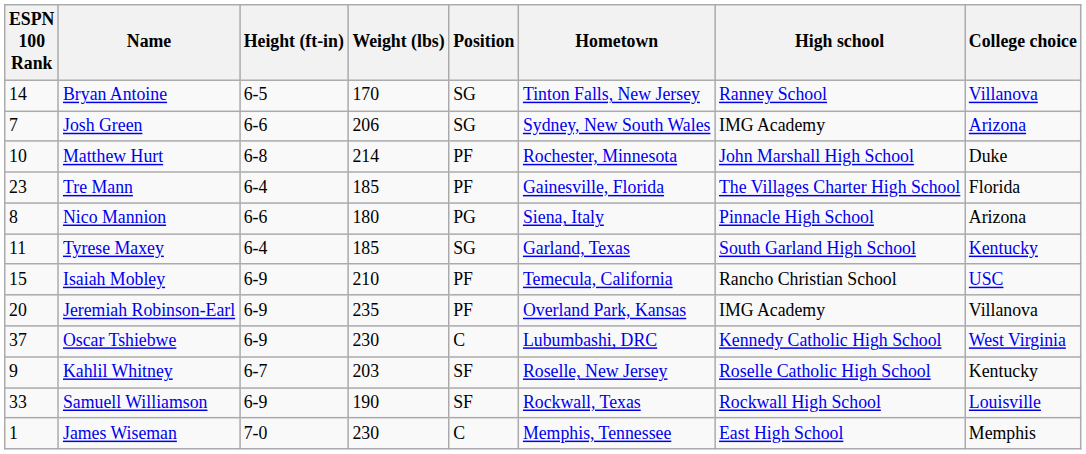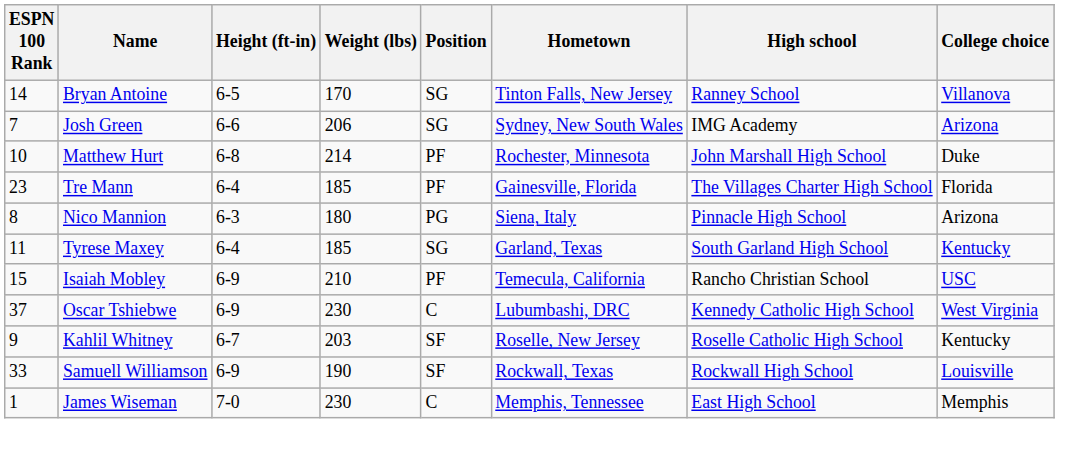(256, 218) 6-6 -> (228, 218) 6-3
- row: (149, 310)
